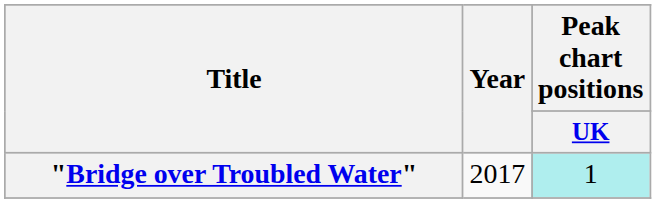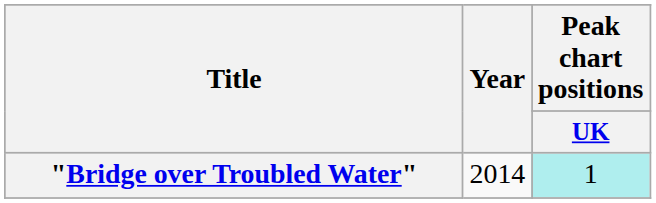(497, 174) 2017 -> (497, 174) 2014
